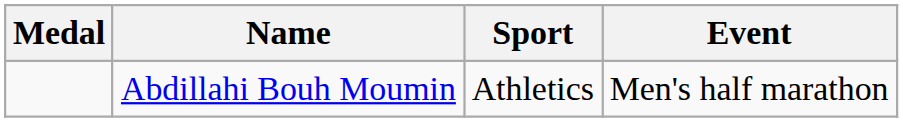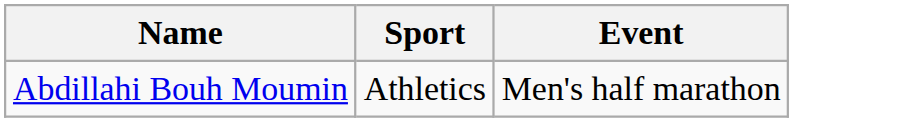- column: (59, 32)
